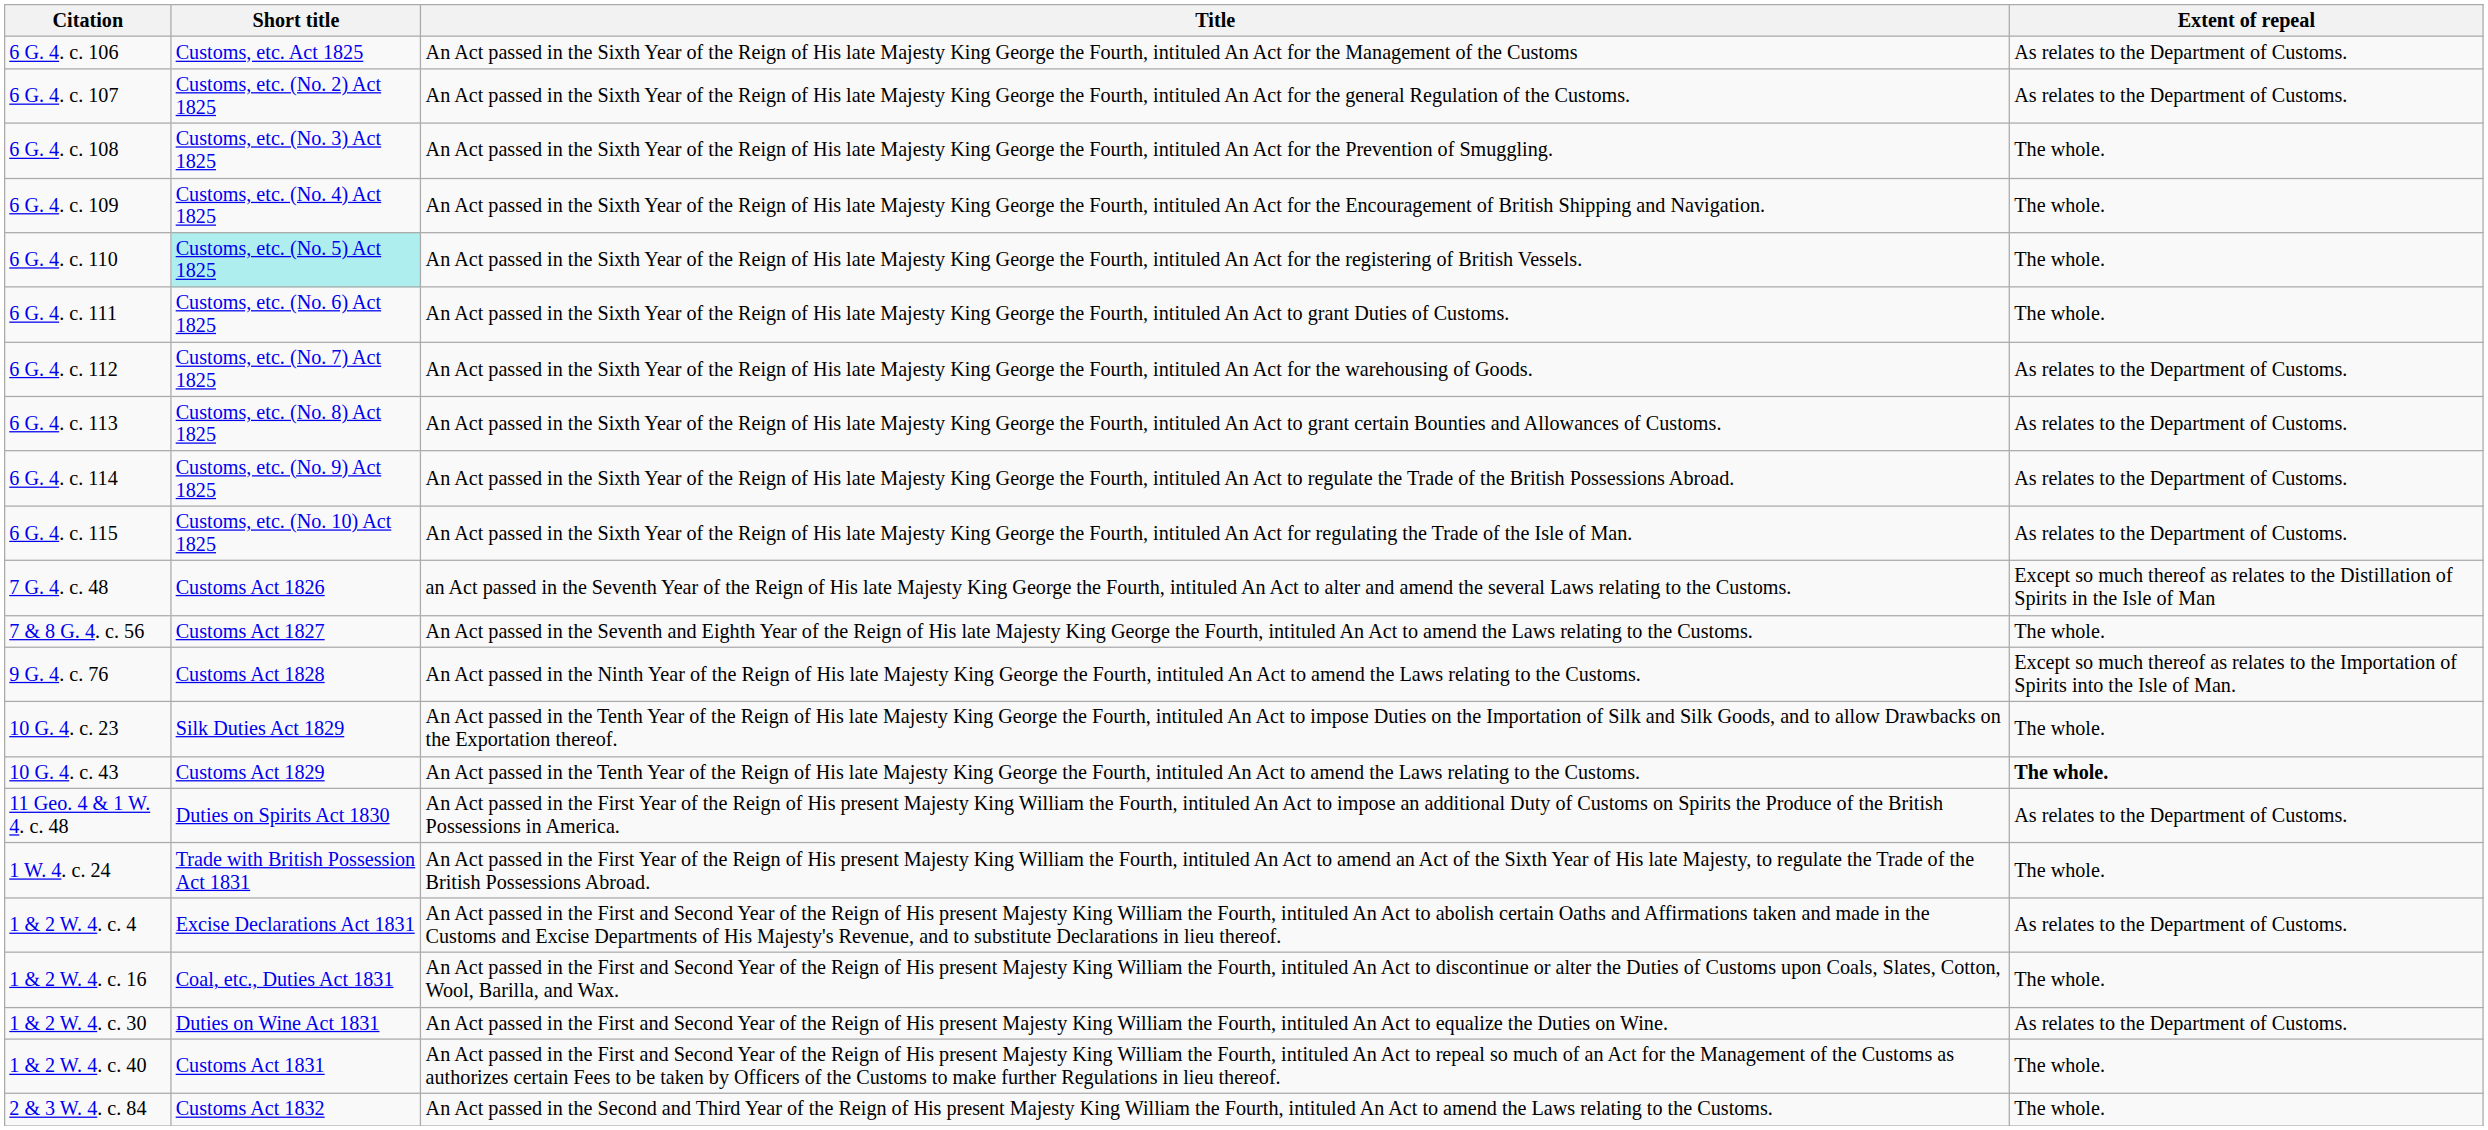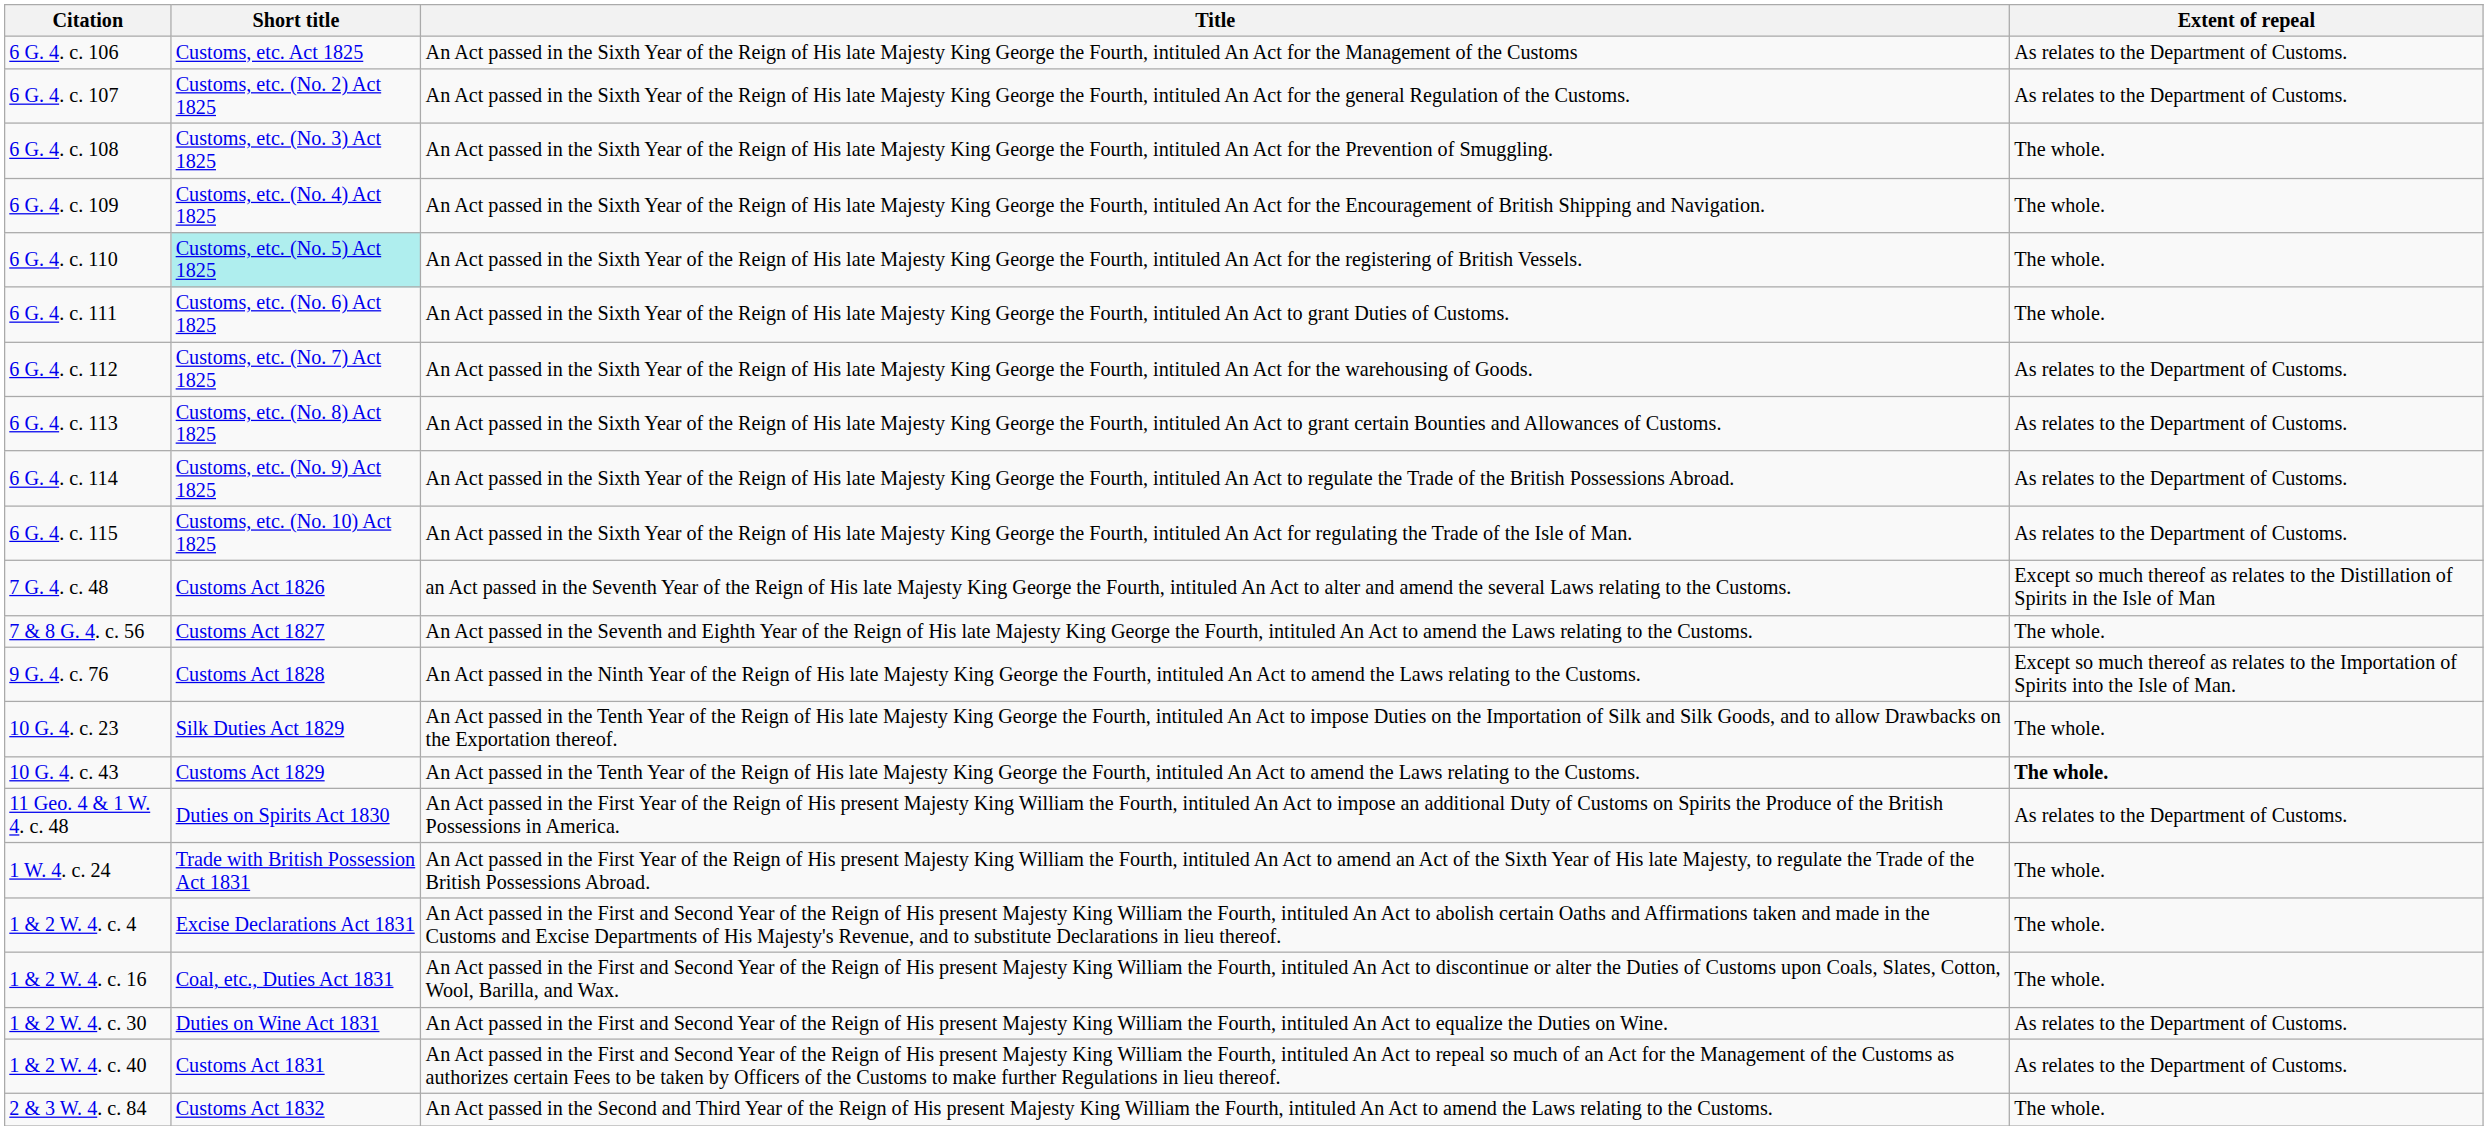(2181, 924) As relates to the Department of Customs. -> (2060, 924) The whole.
(2060, 1066) The whole. -> (2181, 1066) As relates to the Department of Customs.
